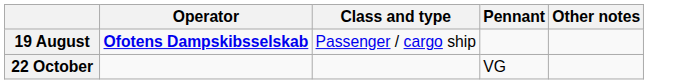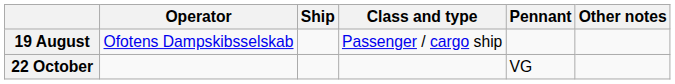+ column: (318, 16)
(206, 41) bold -> (199, 41) normal
